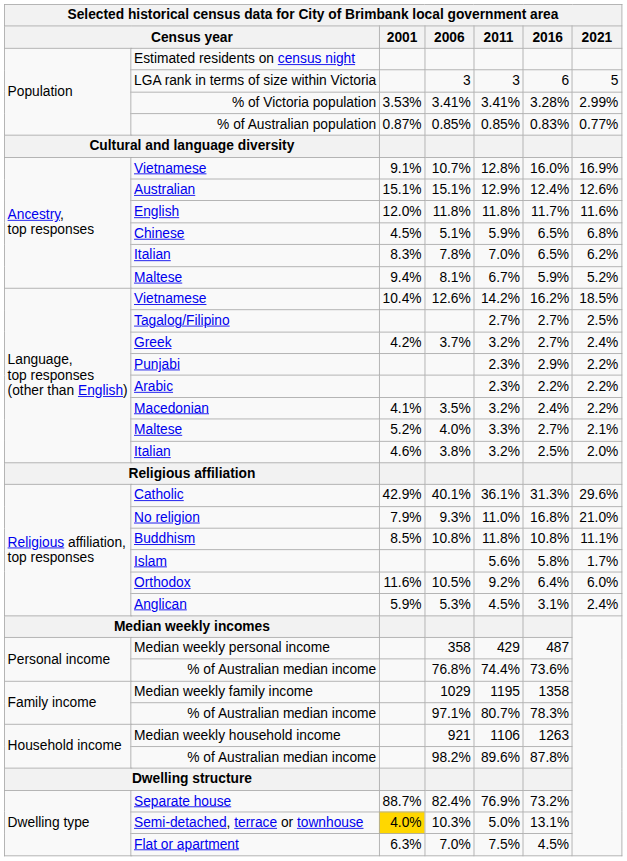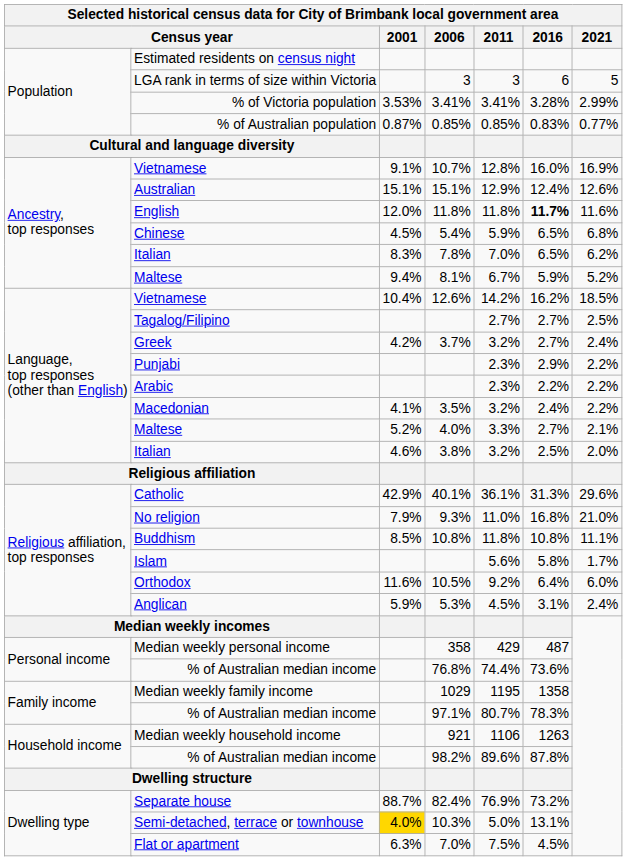(548, 211) normal -> (548, 211) bold
(453, 233) 5.1% -> (453, 233) 5.4%
